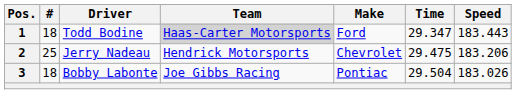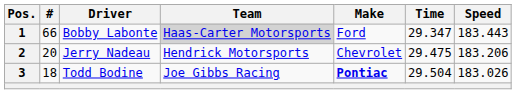(50, 34) 18 -> (50, 34) 66
(103, 34) Todd Bodine -> (110, 34) Bobby Labonte
(50, 54) 25 -> (50, 54) 20
(110, 73) Bobby Labonte -> (103, 73) Todd Bodine
(362, 73) normal -> (362, 73) bold
